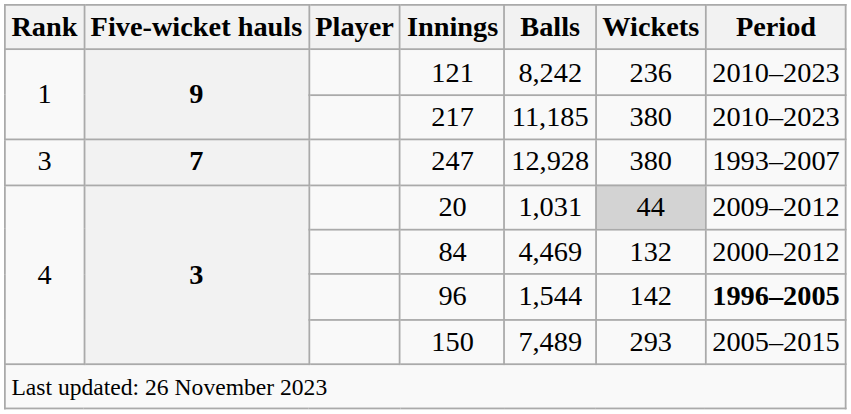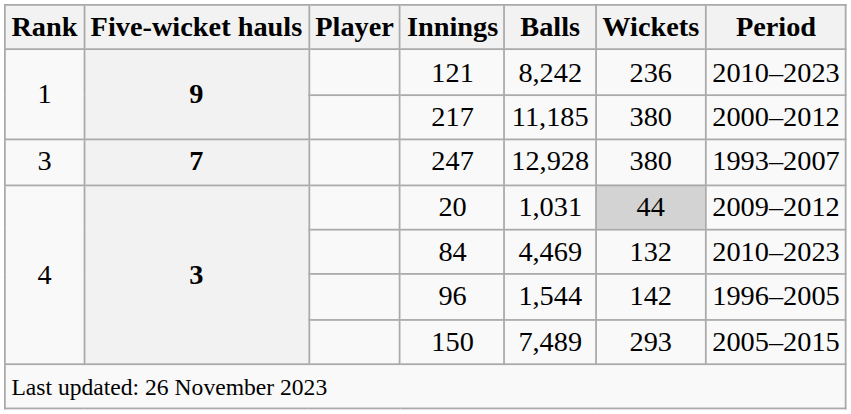(776, 116) 2010–2023 -> (776, 116) 2000–2012
(776, 251) 2000–2012 -> (776, 251) 2010–2023
(776, 296) bold -> (776, 296) normal
